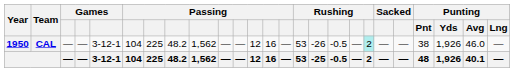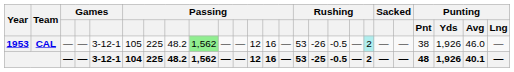(18, 43) 1950 -> (18, 43) 1953
(133, 43) 104 -> (133, 43) 105
(204, 43) no background -> (204, 43) lightgreen background
